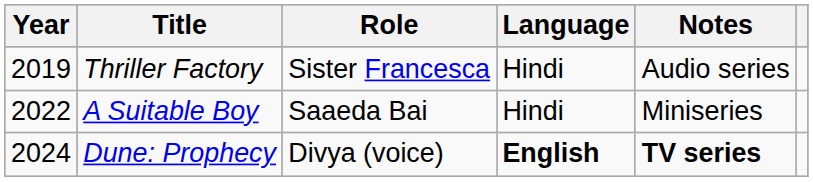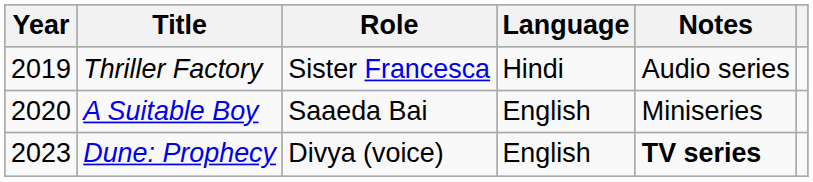(41, 111) 2022 -> (41, 111) 2020
(533, 111) Hindi -> (547, 111) English
(41, 153) 2024 -> (41, 153) 2023
(551, 153) bold -> (547, 153) normal
